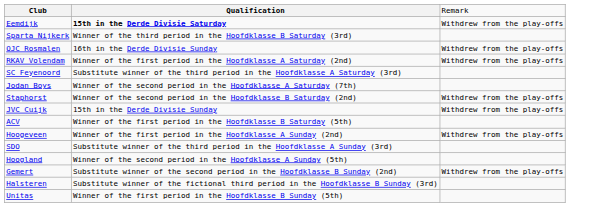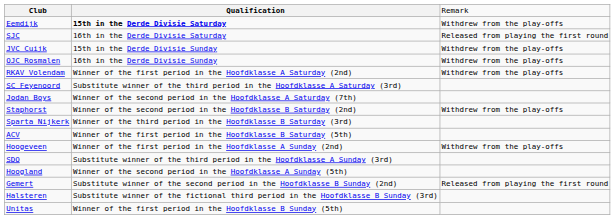+ row: (13, 36)
rows swapped: (26, 110) <-> (38, 36)
(502, 172) Withdrew from the play-offs -> (525, 184) Released from playing the first round
